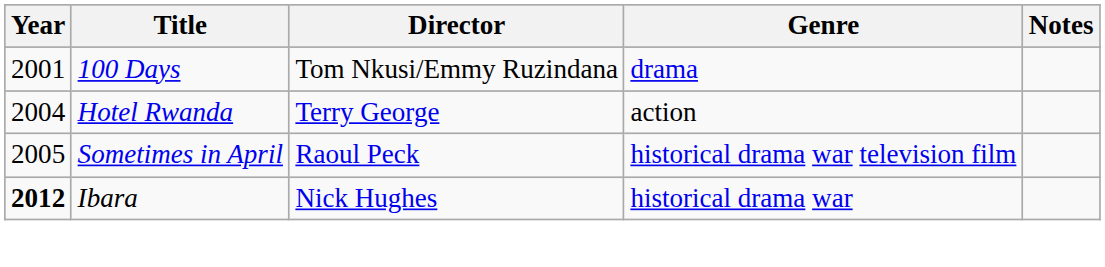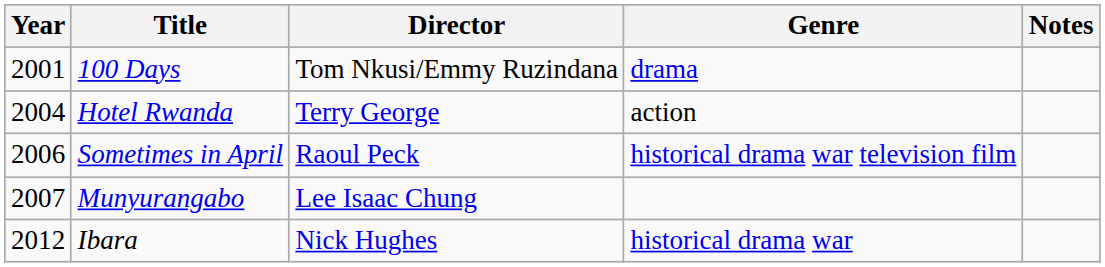(38, 154) 2005 -> (38, 154) 2006
+ row: (161, 197)
(38, 197) bold -> (38, 240) normal
